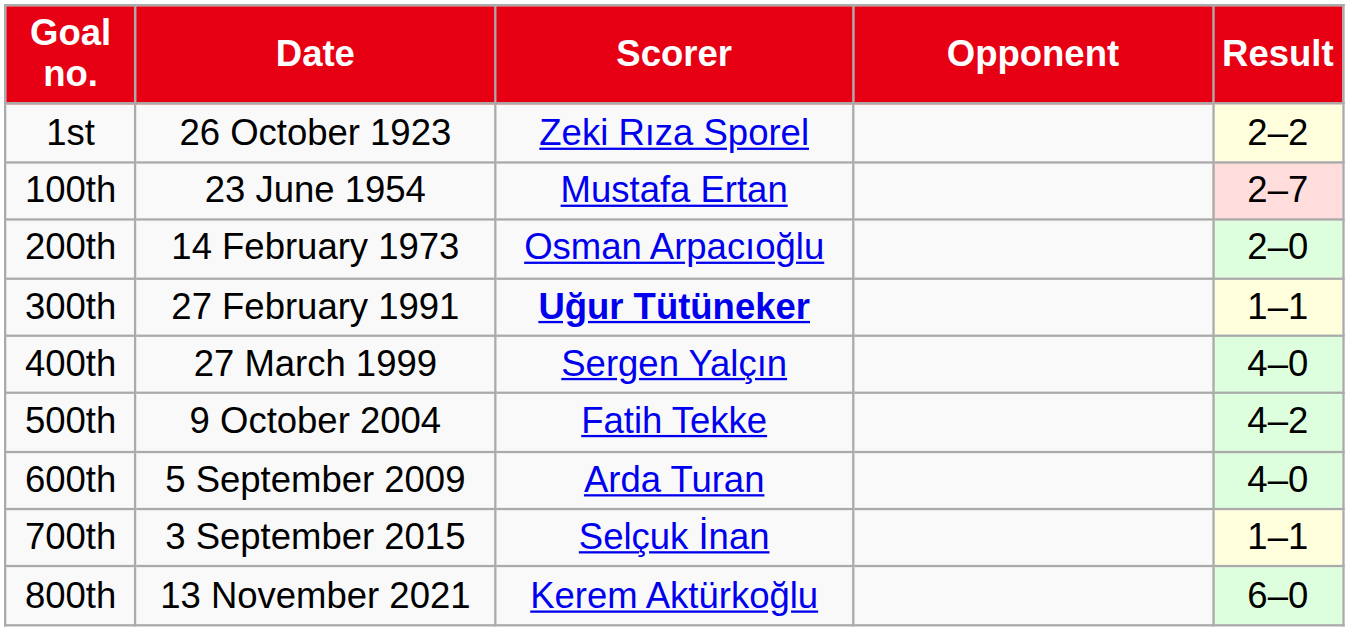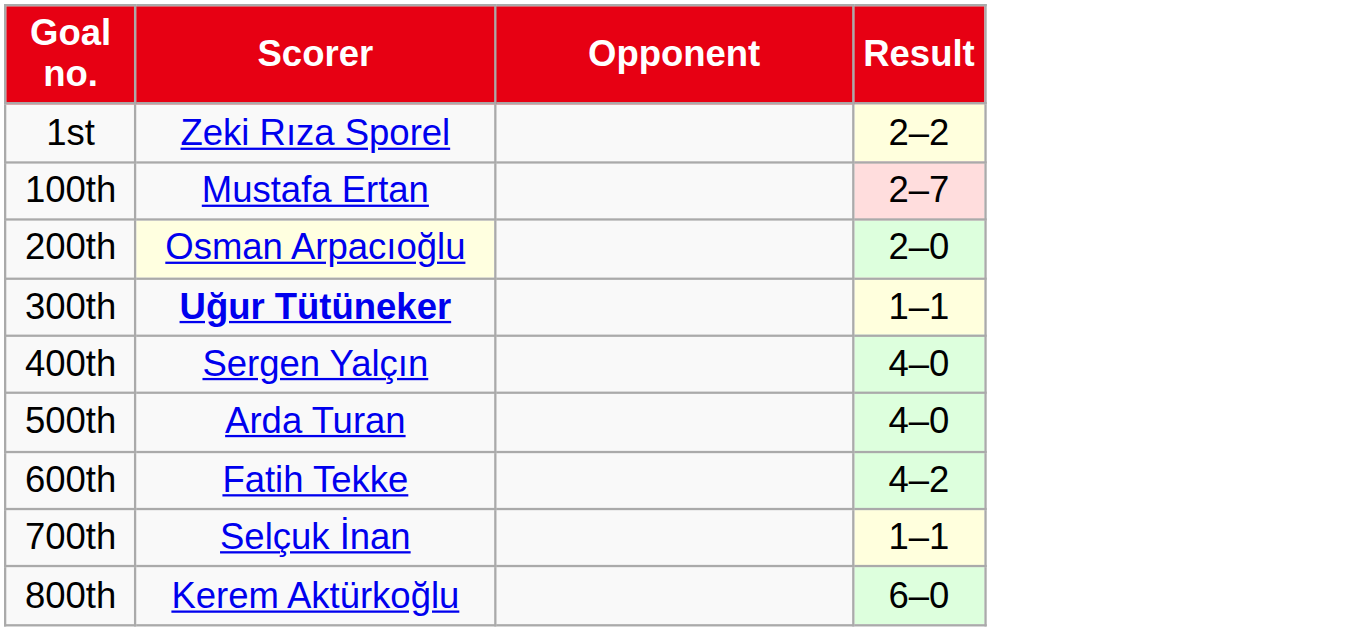- column: (315, 53)
(674, 248) no background -> (315, 248) lightyellow background
(674, 421) Fatih Tekke -> (315, 421) Arda Turan
(1278, 421) 4–2 -> (919, 421) 4–0
(674, 479) Arda Turan -> (315, 479) Fatih Tekke
(1278, 479) 4–0 -> (919, 479) 4–2
